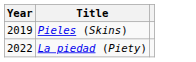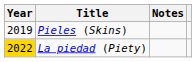+ column: (168, 13)
(20, 48) no background -> (20, 48) gold background
